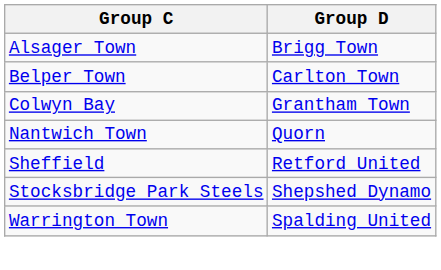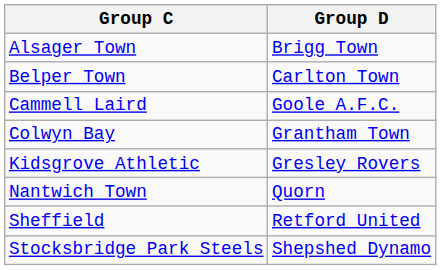+ row: (78, 106)
+ row: (104, 163)
- row: (88, 221)
